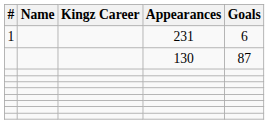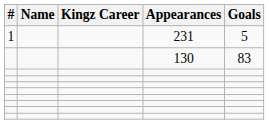(244, 36) 6 -> (244, 36) 5
(244, 58) 87 -> (244, 58) 83
